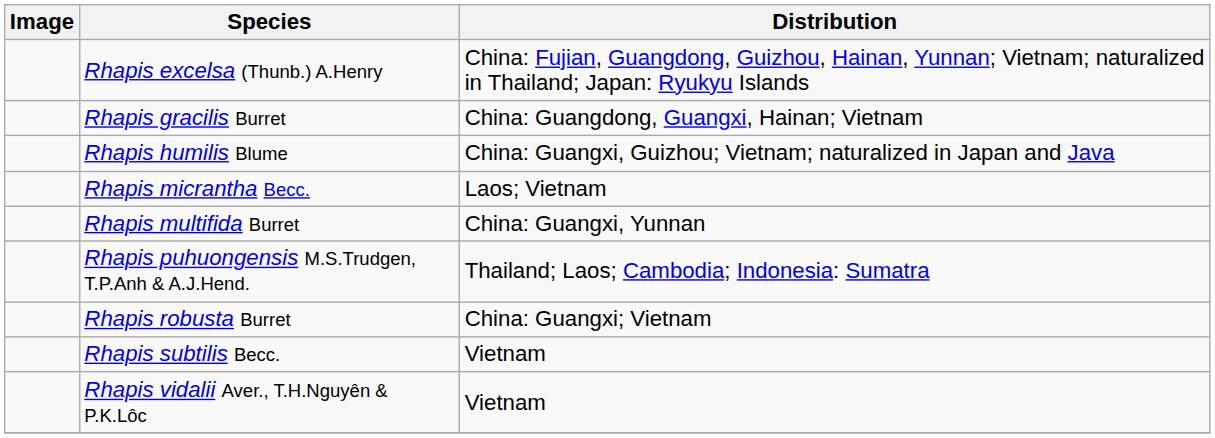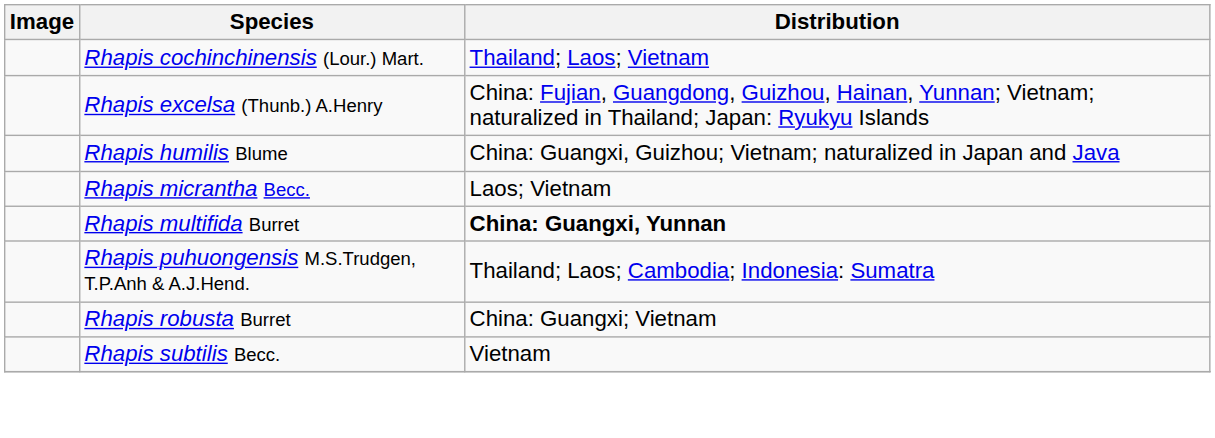+ row: (254, 57)
- row: (185, 117)
(585, 223) normal -> (598, 223) bold
- row: (236, 402)
